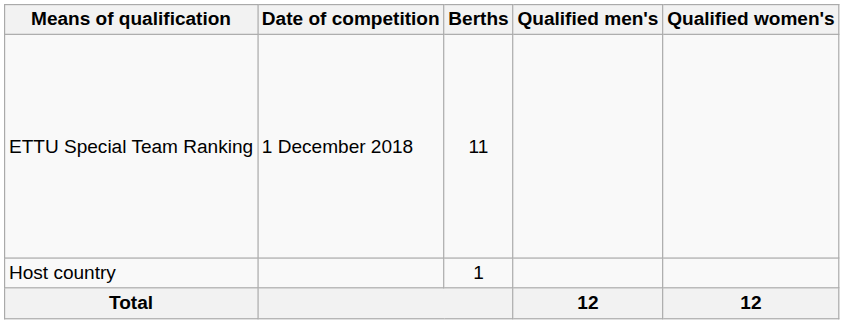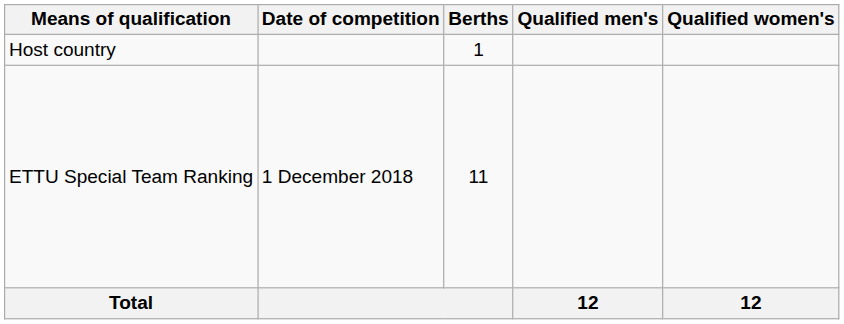rows swapped: (62, 272) <-> (131, 146)
